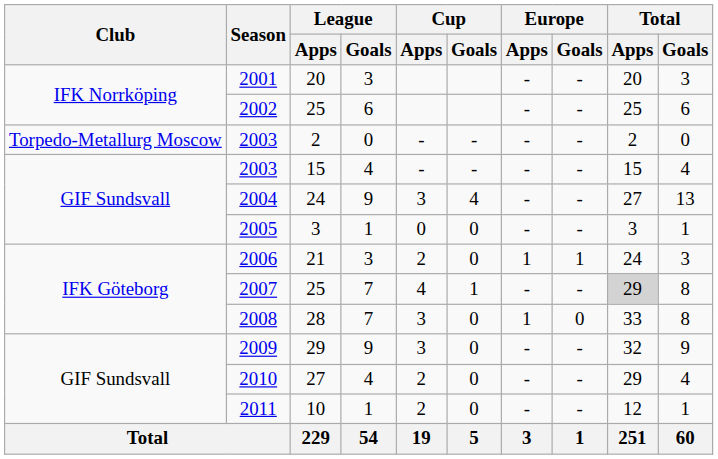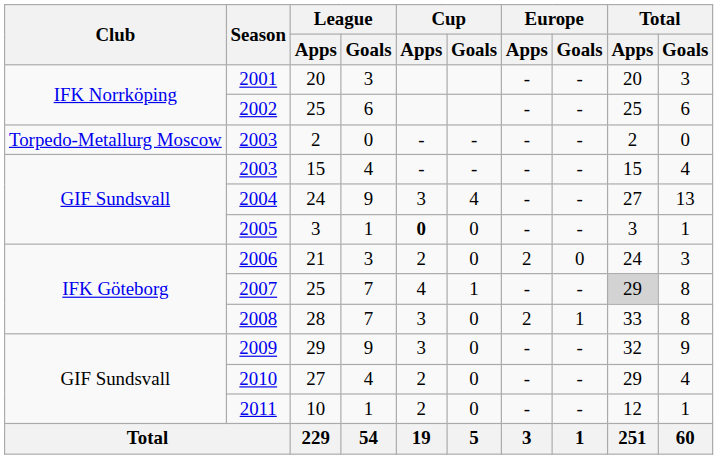(421, 229) normal -> (421, 229) bold
(527, 259) 1 -> (527, 259) 2
(580, 259) 1 -> (580, 259) 0
(527, 318) 1 -> (527, 318) 2
(580, 318) 0 -> (580, 318) 1
